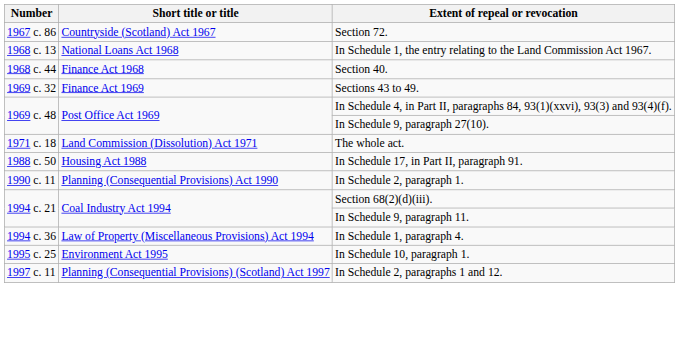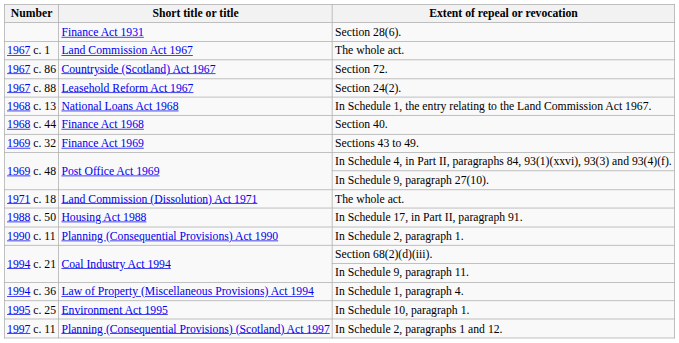+ row: (32, 32)
+ row: (29, 50)
+ row: (32, 87)
